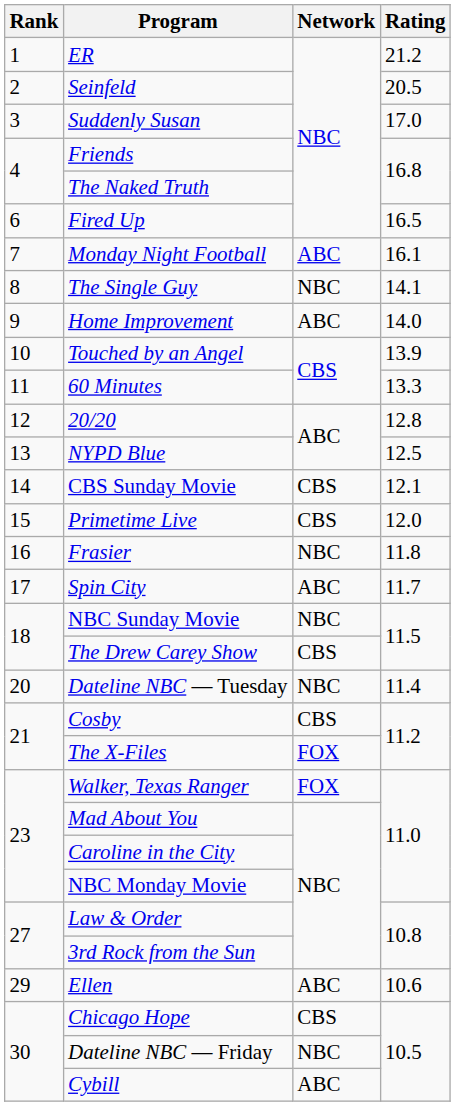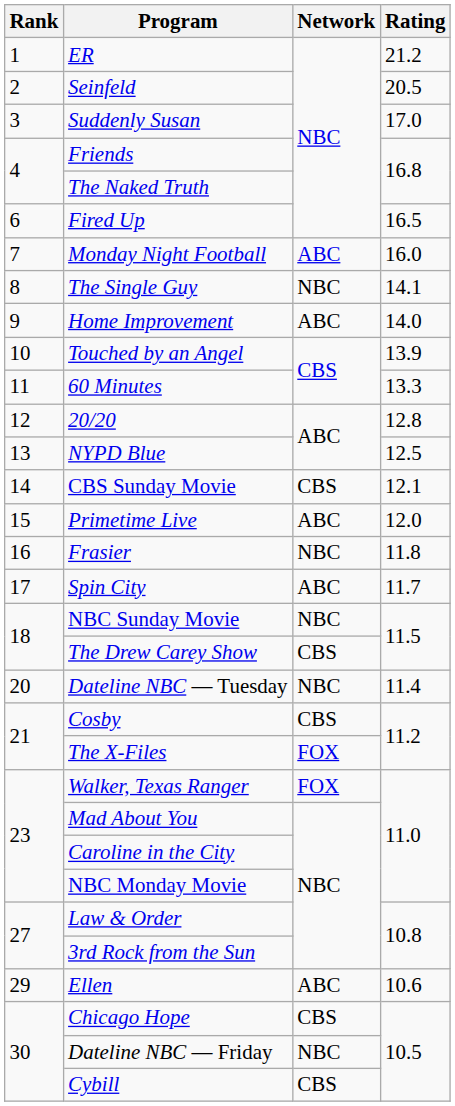(403, 253) 16.1 -> (403, 253) 16.0
(317, 519) CBS -> (319, 519) ABC
(319, 1084) ABC -> (317, 1084) CBS
